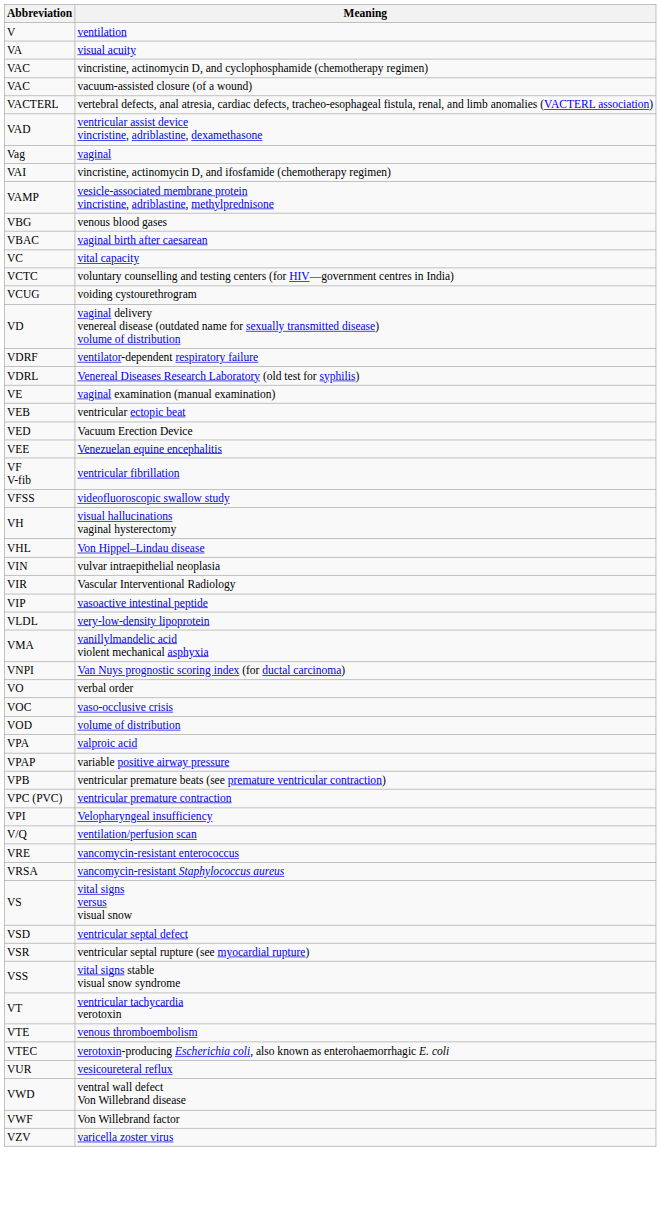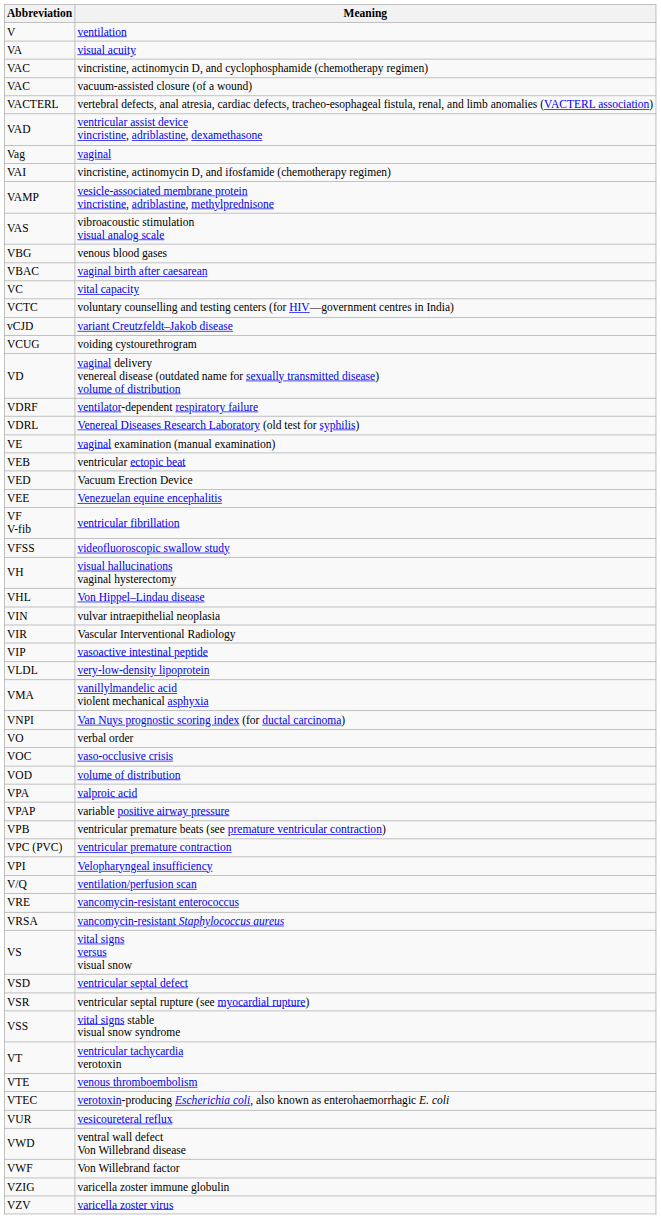+ row: (136, 228)
+ row: (155, 326)
+ row: (153, 1186)
